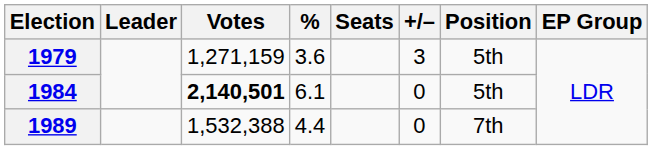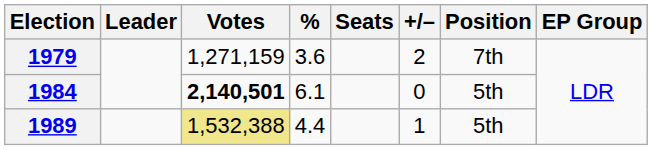(419, 56) 3 -> (419, 56) 2
(488, 56) 5th -> (488, 56) 7th
(236, 126) no background -> (236, 126) khaki background
(419, 126) 0 -> (419, 126) 1
(488, 126) 7th -> (488, 126) 5th
